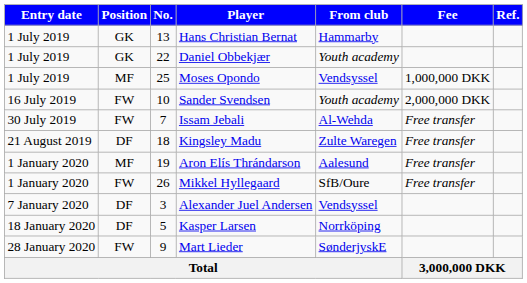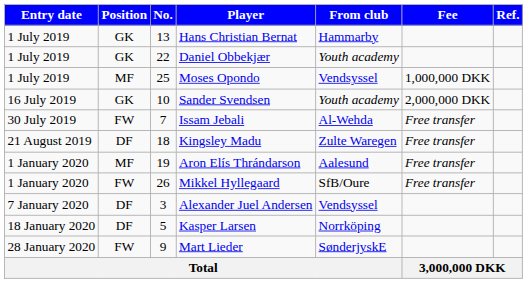(124, 99) FW -> (124, 99) GK
